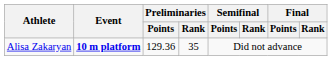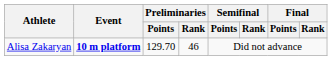(161, 47) 129.36 -> (161, 47) 129.70
(193, 47) 35 -> (193, 47) 46
